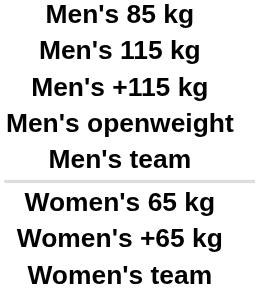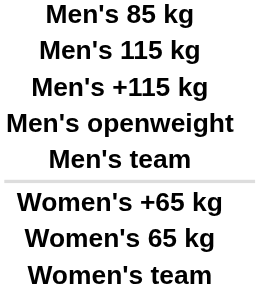rows swapped: (120, 202) <-> (120, 238)
